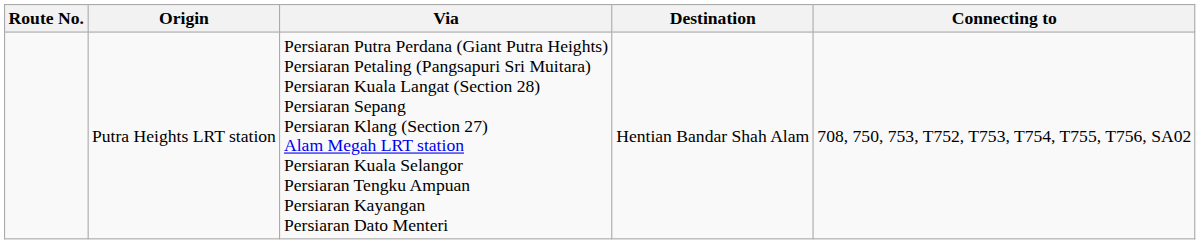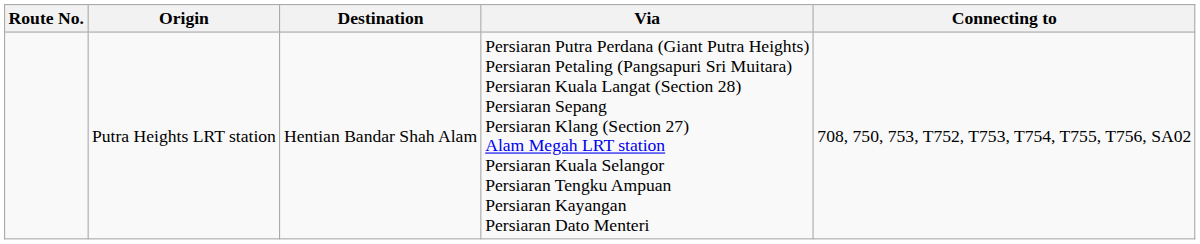columns swapped: (713, 18) <-> (446, 18)
